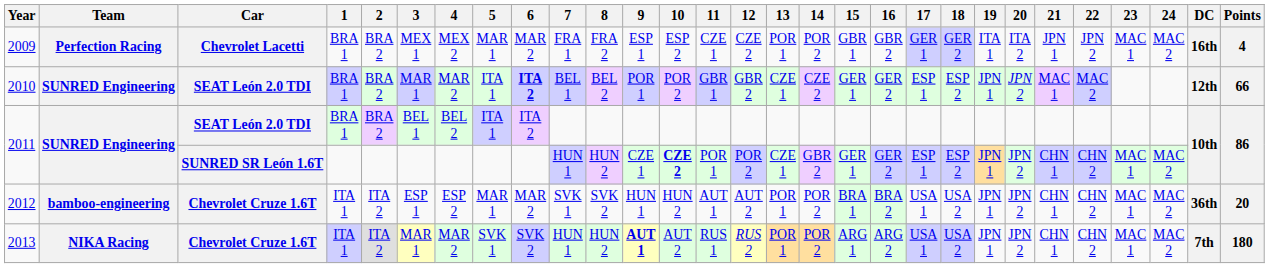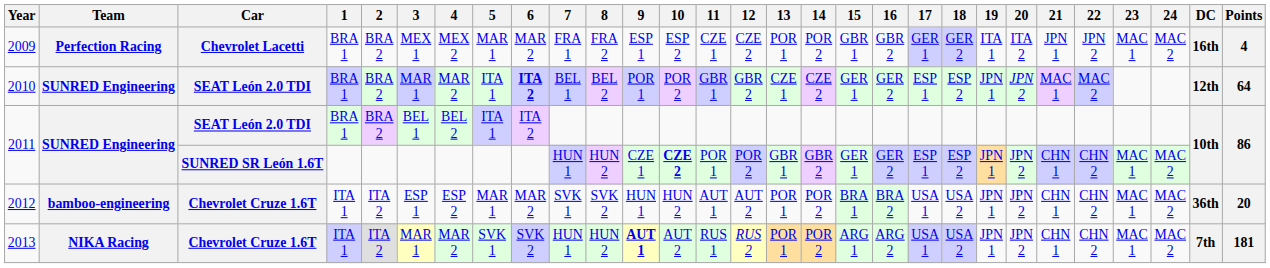(1242, 85) 66 -> (1244, 85) 64
(783, 164) CZE 1 -> (784, 164) GBR 1
(1242, 242) 180 -> (1244, 242) 181
